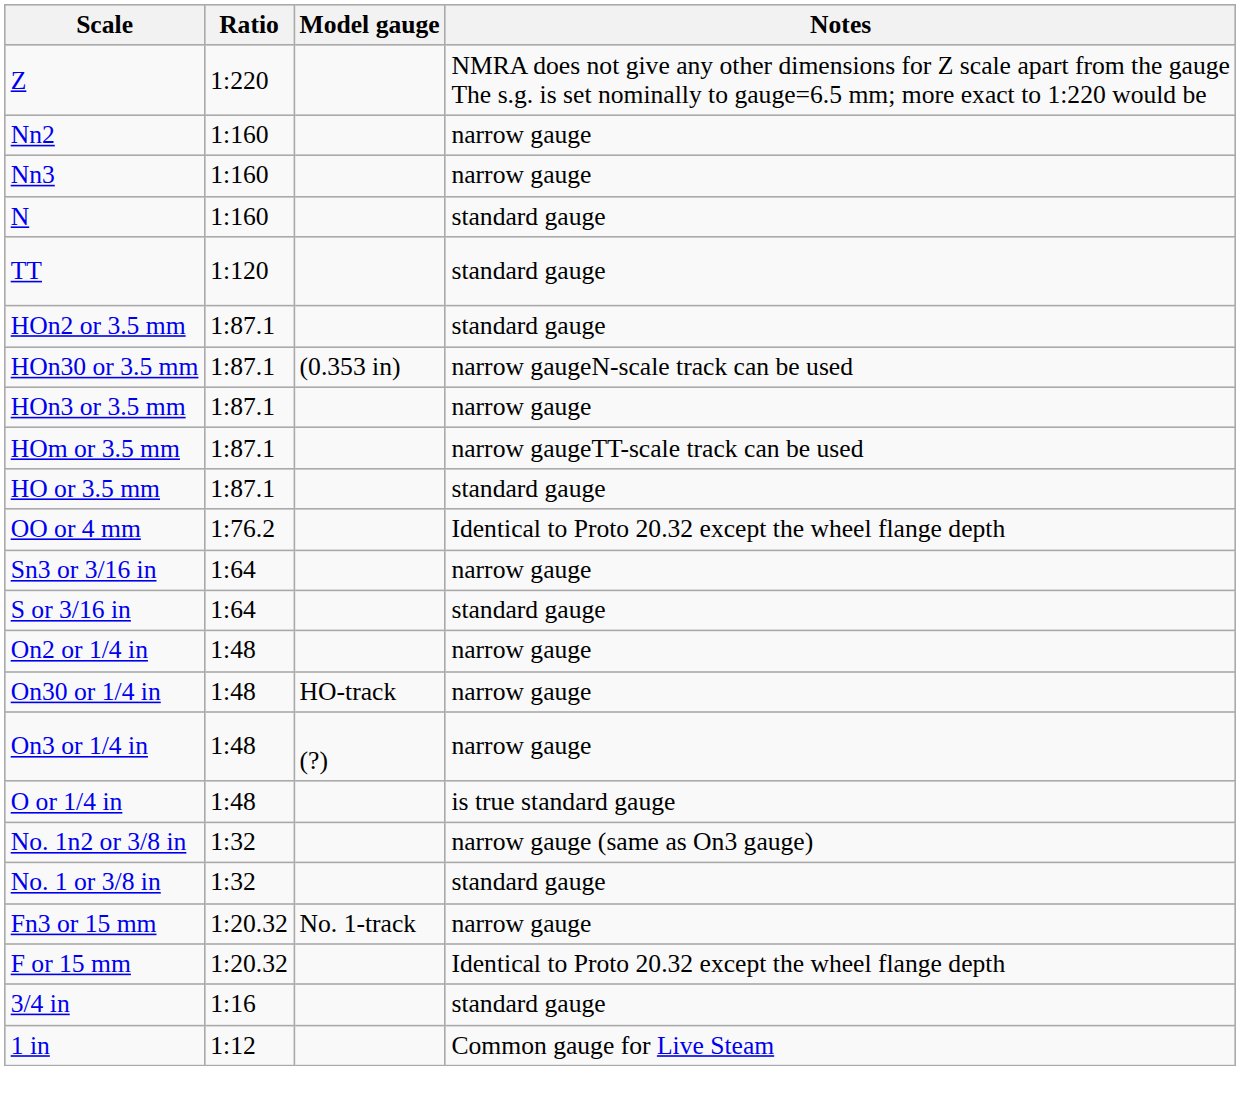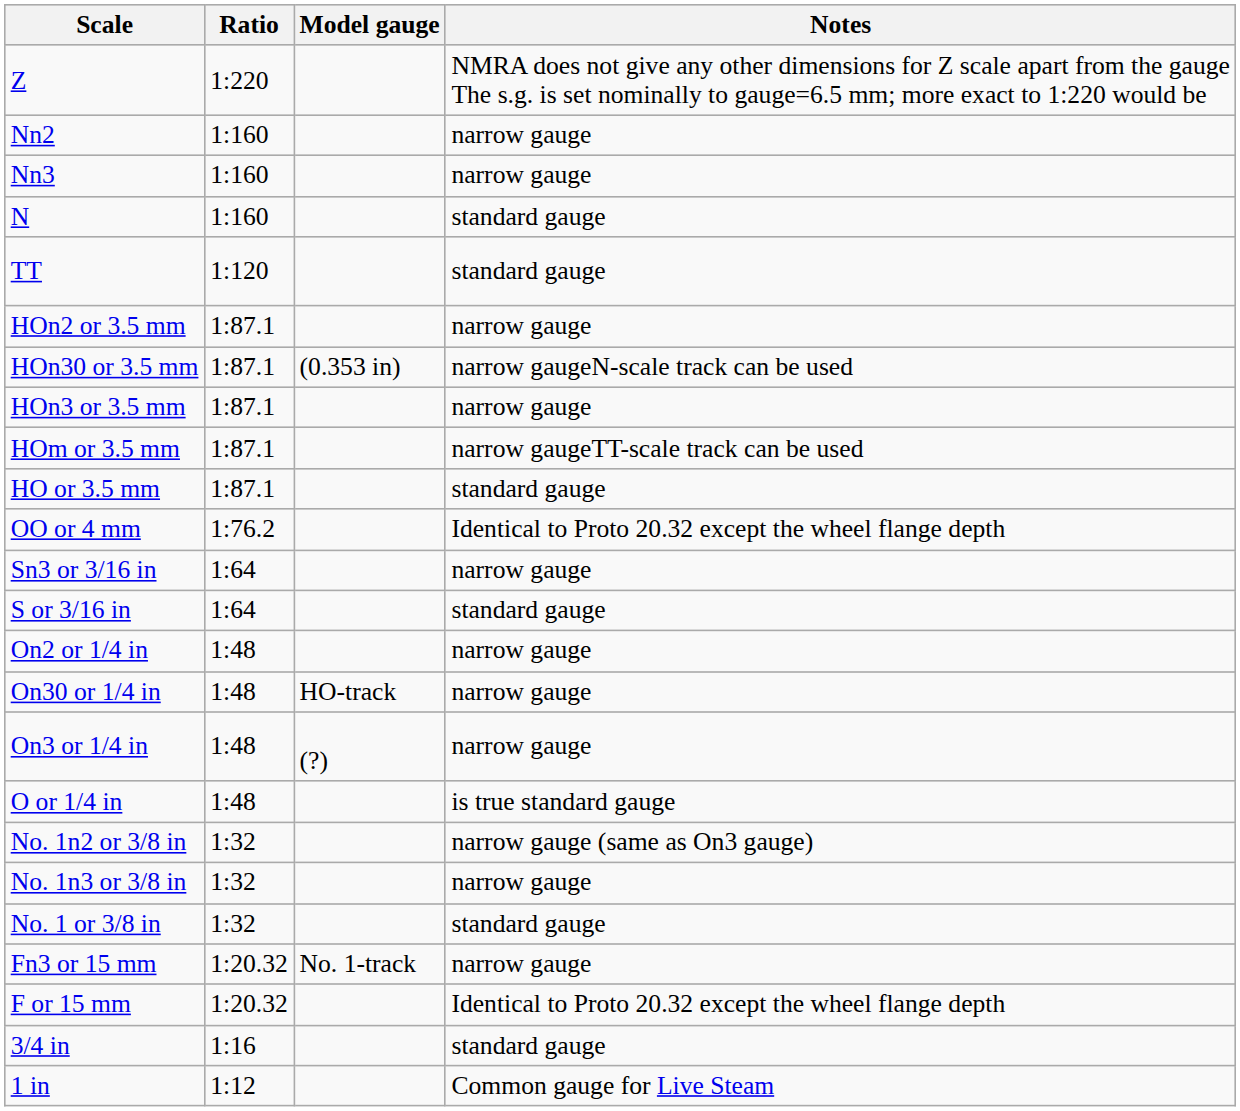(529, 326) standard gauge -> (521, 326) narrow gauge
+ row: (99, 882)
